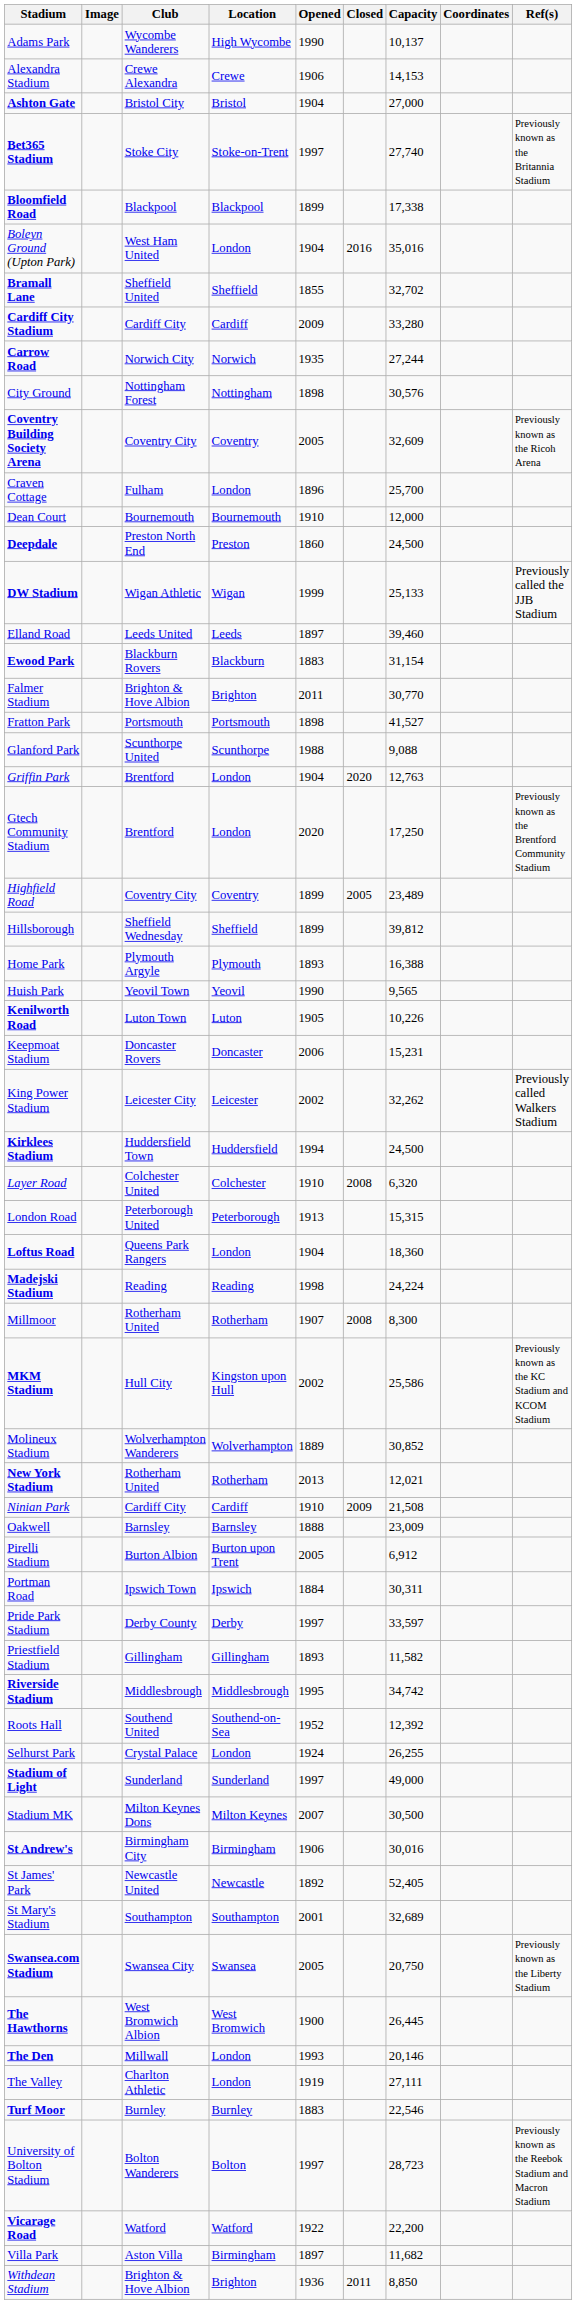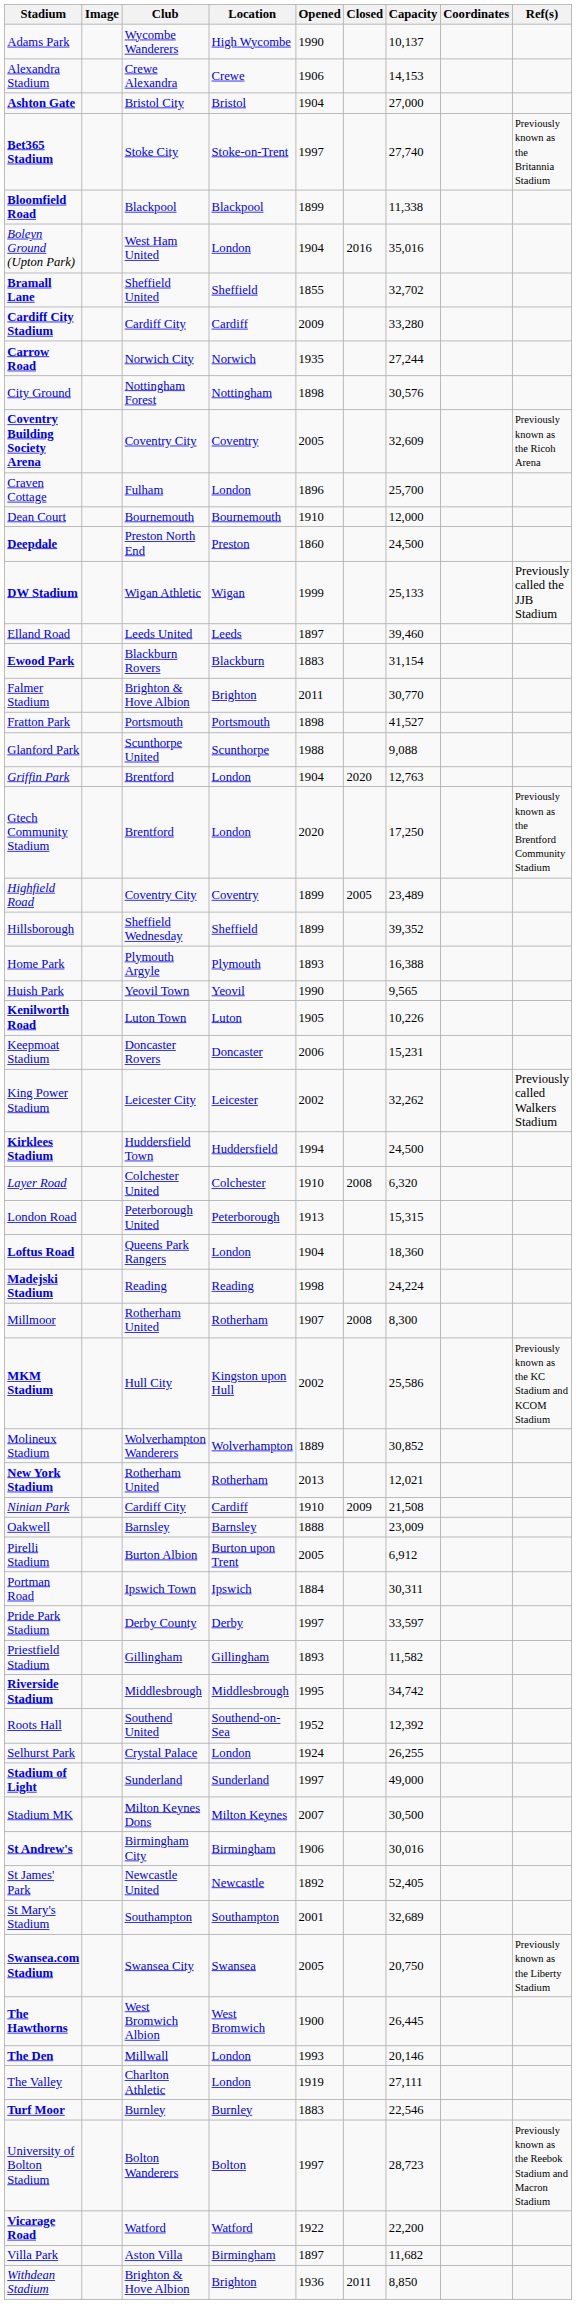(406, 207) 17,338 -> (406, 207) 11,338
(406, 929) 39,812 -> (406, 929) 39,352
